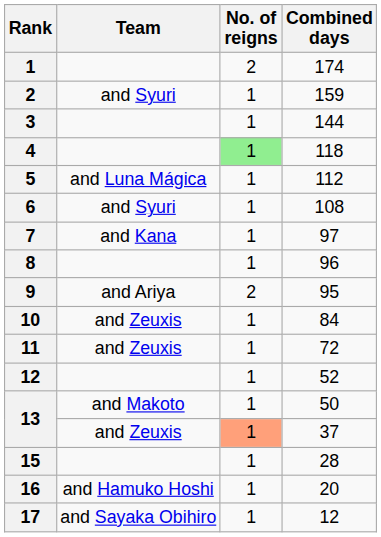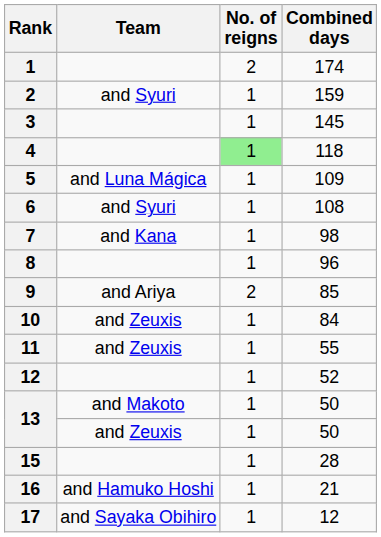(329, 123) 144 -> (329, 123) 145
(329, 179) 112 -> (329, 179) 109
(329, 235) 97 -> (329, 235) 98
(329, 292) 95 -> (329, 292) 85
(329, 348) 72 -> (329, 348) 55
(251, 432) lightsalmon background -> (251, 432) no background
(329, 432) 37 -> (329, 432) 50
(329, 489) 20 -> (329, 489) 21
